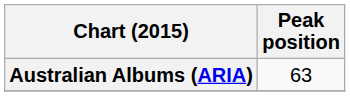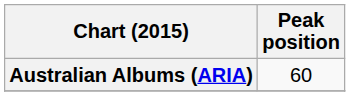(301, 74) 63 -> (301, 74) 60
